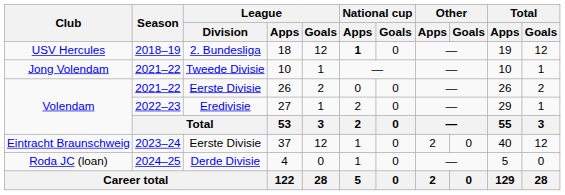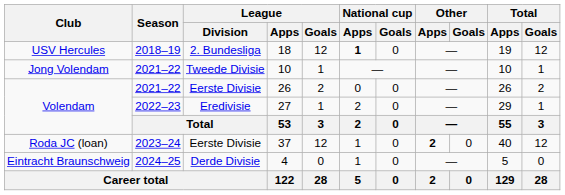(68, 143) Eintracht Braunschweig -> (68, 143) Roda JC (loan)
(432, 143) normal -> (432, 143) bold
(68, 161) Roda JC (loan) -> (68, 161) Eintracht Braunschweig
